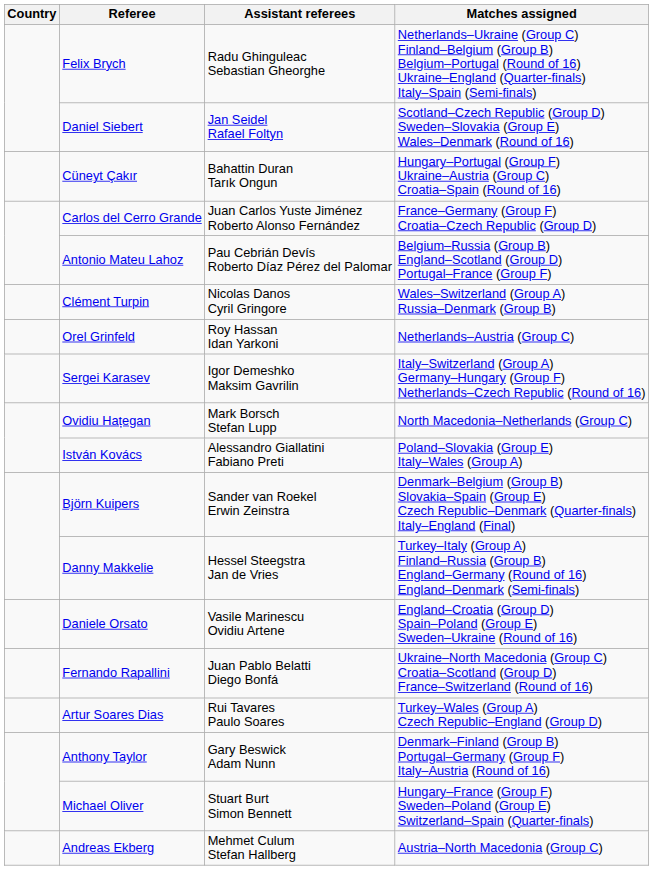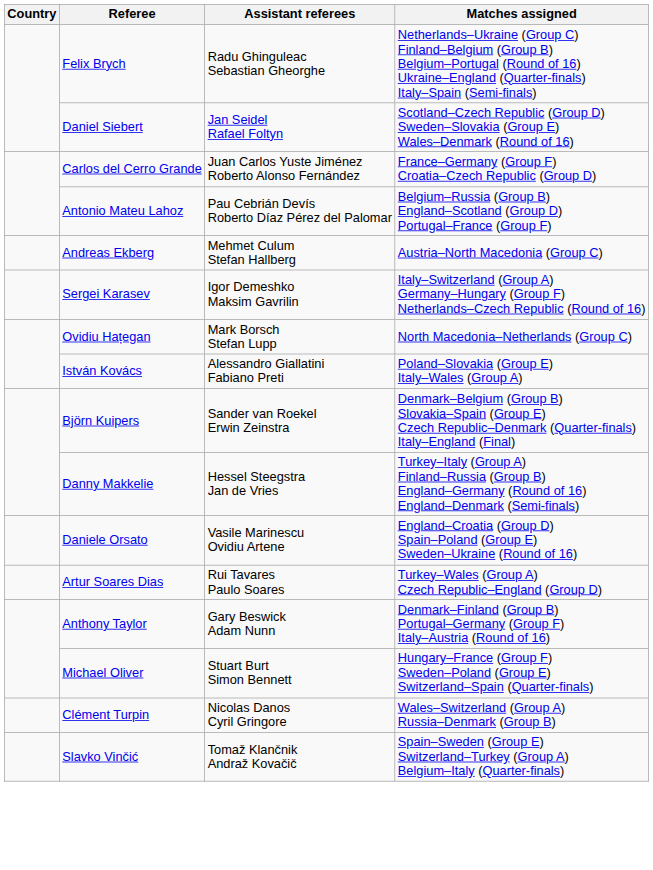- row: (100, 176)
rows swapped: (108, 848) <-> (106, 302)
- row: (99, 336)
- row: (116, 673)
+ row: (100, 757)
